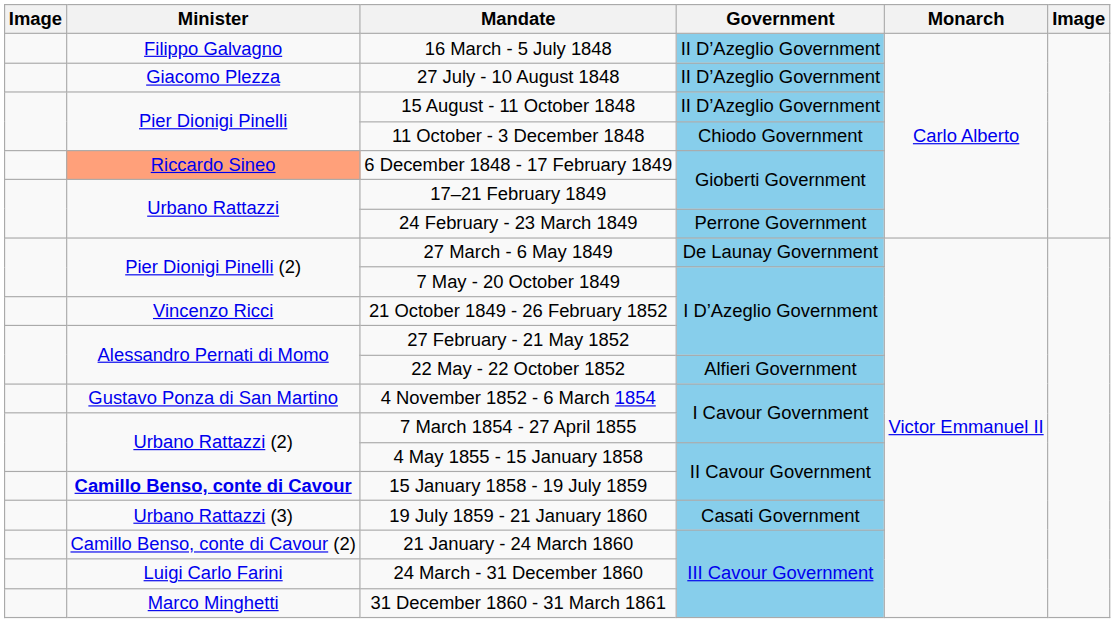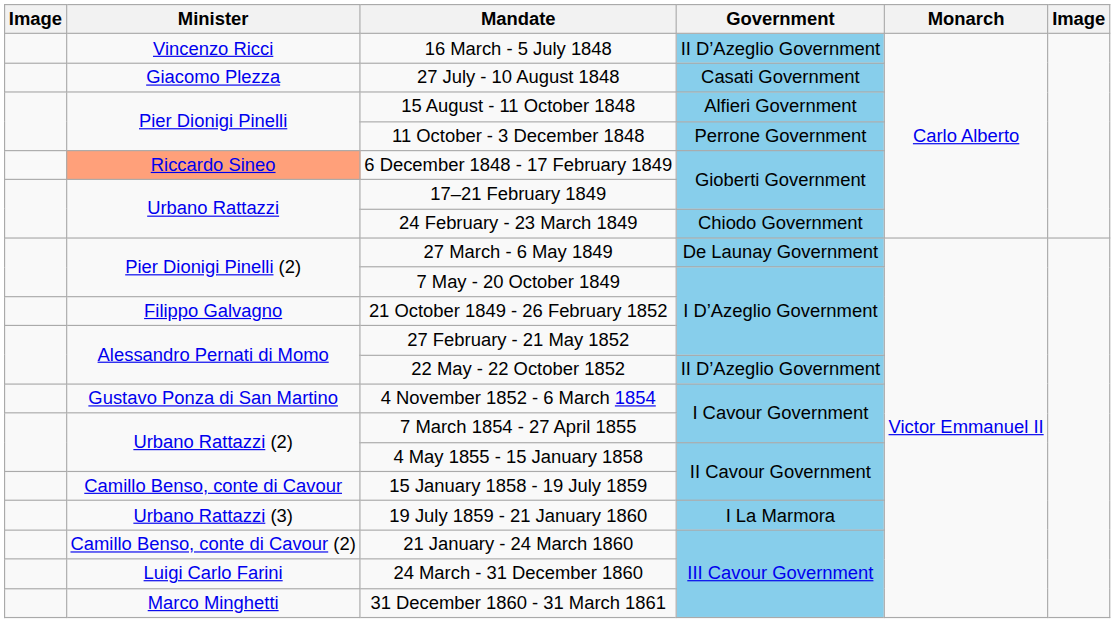(213, 48) Filippo Galvagno -> (213, 48) Vincenzo Ricci
(780, 77) II D’Azeglio Government -> (780, 77) Casati Government
(780, 106) II D’Azeglio Government -> (780, 106) Alfieri Government
(780, 135) Chiodo Government -> (780, 135) Perrone Government
(780, 223) Perrone Government -> (780, 223) Chiodo Government
(213, 310) Vincenzo Ricci -> (213, 310) Filippo Galvagno
(780, 369) Alfieri Government -> (780, 369) II D’Azeglio Government
(213, 485) bold -> (213, 485) normal
(780, 515) Casati Government -> (780, 515) I La Marmora
